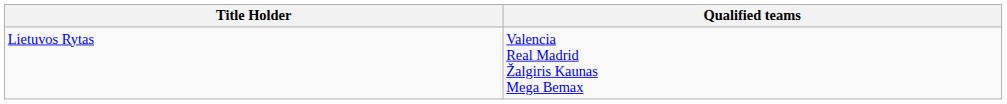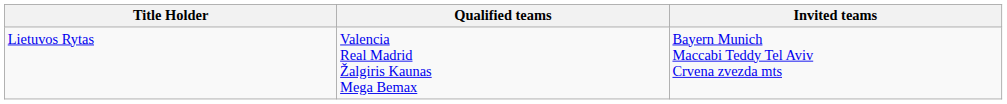+ column: (835, 15)
